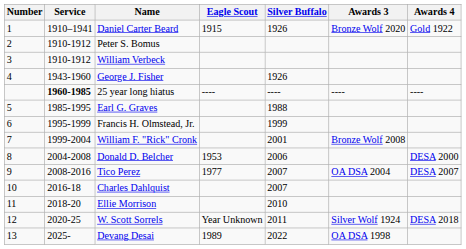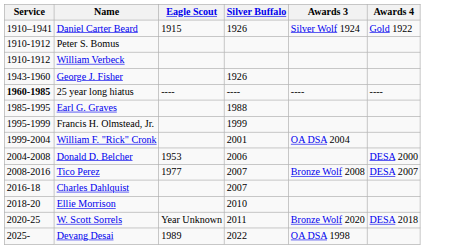- column: (25, 12)
(368, 28) Bronze Wolf 2020 -> (325, 28) Silver Wolf 1924
(368, 140) Bronze Wolf 2008 -> (320, 140) OA DSA 2004
(361, 172) OA DSA 2004 -> (328, 172) Bronze Wolf 2008
(366, 220) Silver Wolf 1924 -> (328, 220) Bronze Wolf 2020
